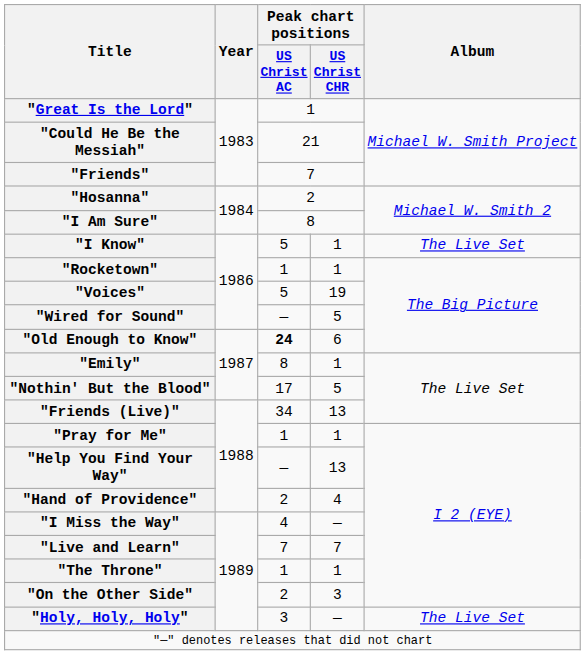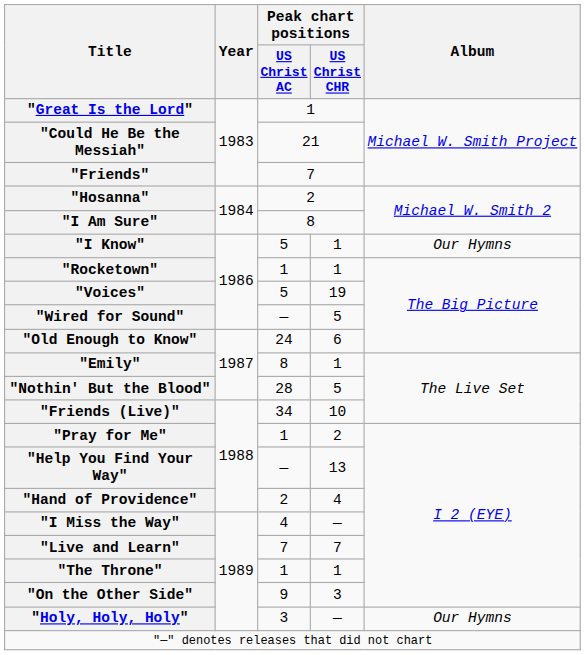(472, 246) The Live Set -> (472, 246) Our Hymns
(284, 341) bold -> (284, 341) normal
(284, 388) 17 -> (284, 388) 28
(337, 412) 13 -> (337, 412) 10
(337, 436) 1 -> (337, 436) 2
(284, 595) 2 -> (284, 595) 9
(472, 619) The Live Set -> (472, 619) Our Hymns
